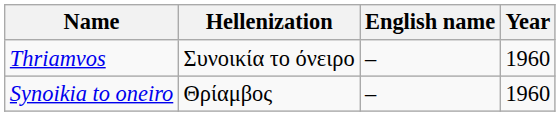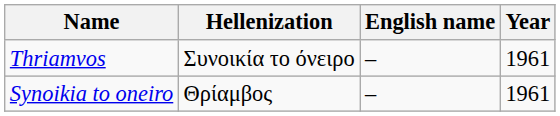(528, 57) 1960 -> (528, 57) 1961
(528, 93) 1960 -> (528, 93) 1961
